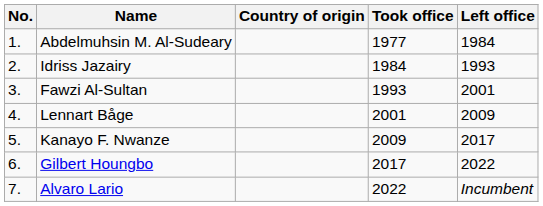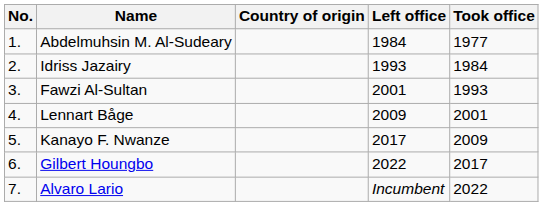columns swapped: (413, 16) <-> (498, 16)
